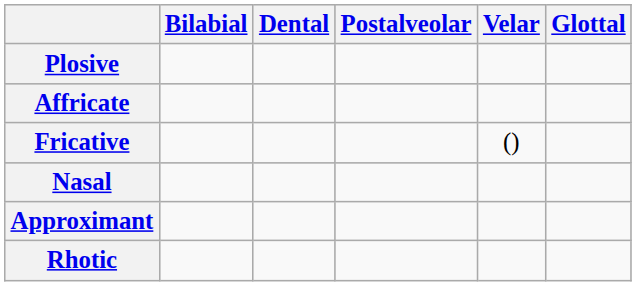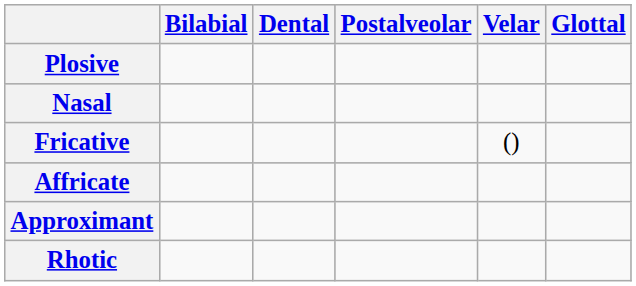rows swapped: (82, 102) <-> (82, 181)
